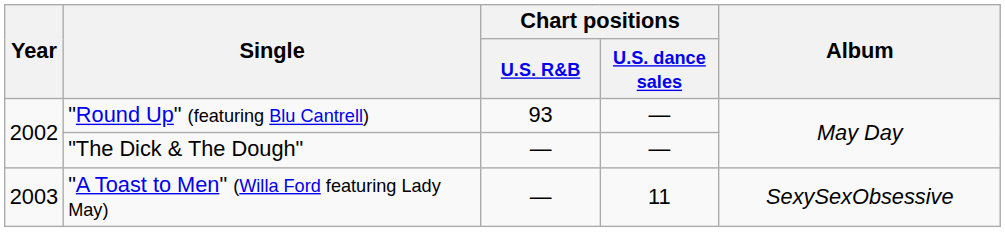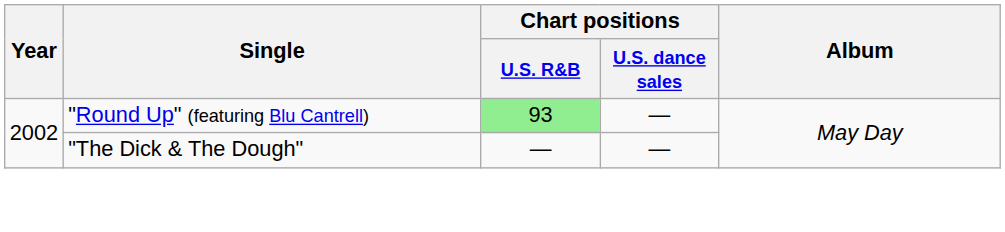(541, 115) no background -> (541, 115) lightgreen background
- row: (254, 196)
